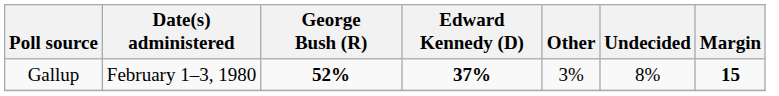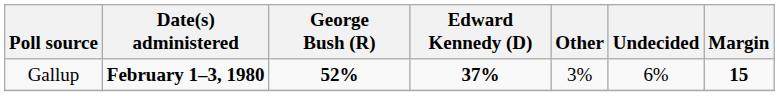(181, 74) normal -> (186, 74) bold
(648, 74) 8% -> (656, 74) 6%
